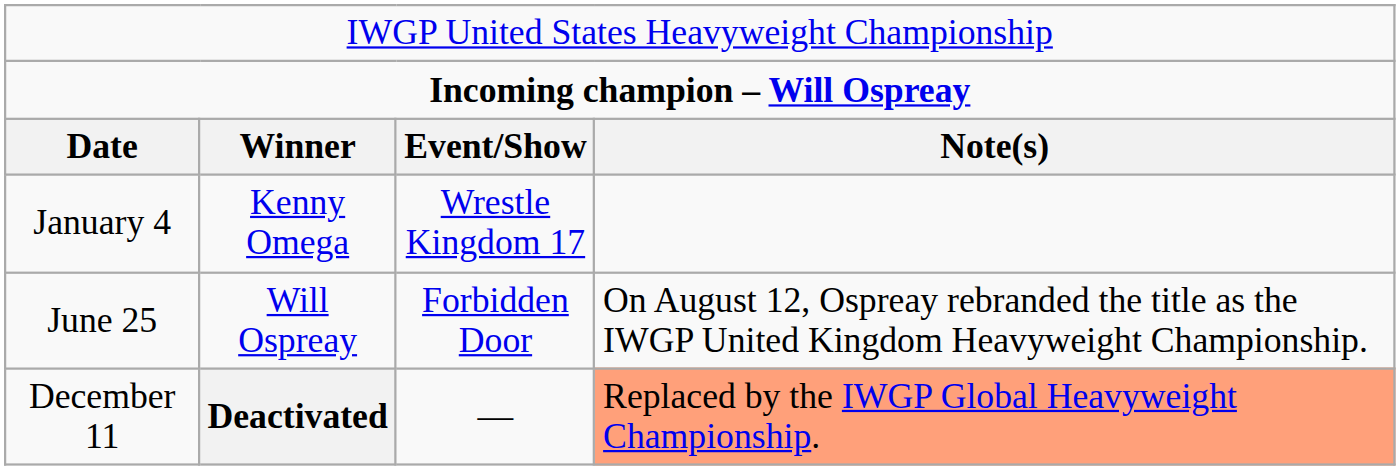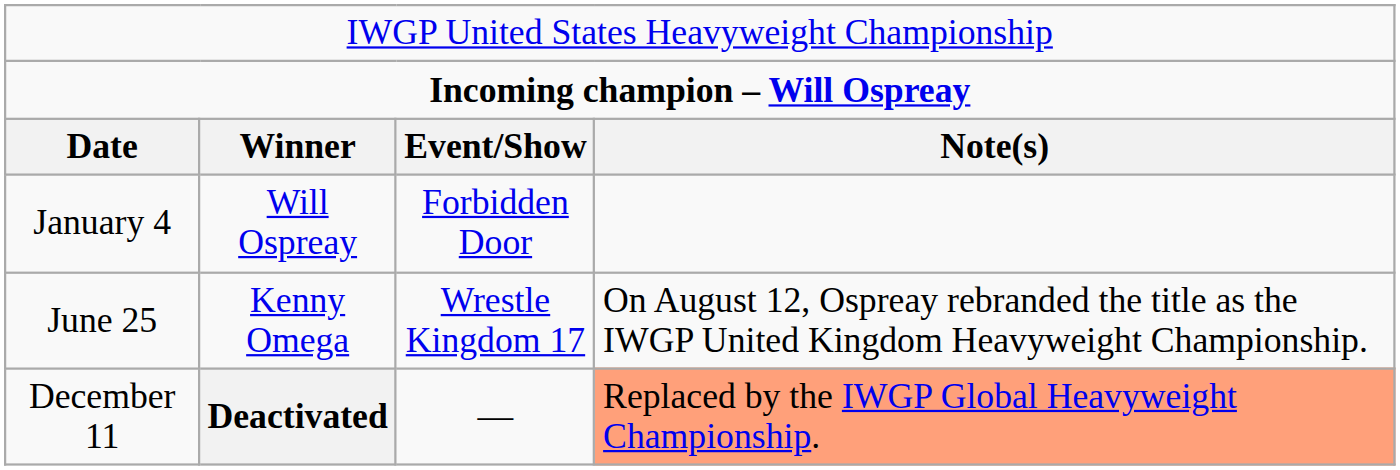(298, 222) Kenny Omega -> (298, 222) Will Ospreay
(495, 222) Wrestle Kingdom 17 -> (495, 222) Forbidden Door
(298, 319) Will Ospreay -> (298, 319) Kenny Omega
(495, 319) Forbidden Door -> (495, 319) Wrestle Kingdom 17
